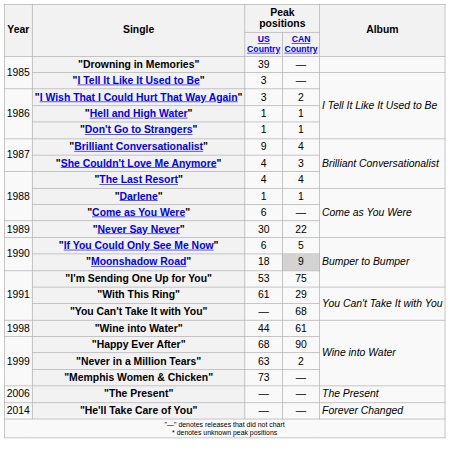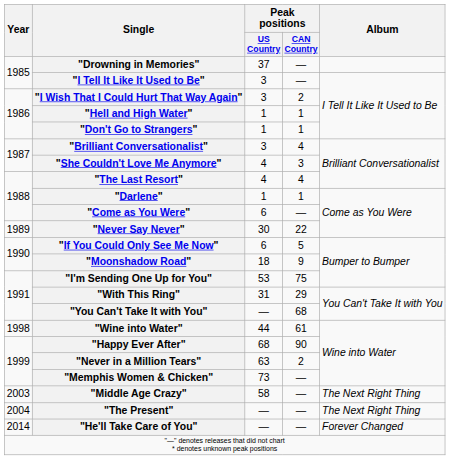(264, 64) 39 -> (264, 64) 37
(264, 147) 9 -> (264, 147) 3
(301, 262) lightgrey background -> (301, 262) no background
(264, 295) 61 -> (264, 295) 31
+ row: (139, 394)
(18, 394) 2006 -> (18, 410) 2004
(350, 394) The Present -> (371, 410) The Next Right Thing
